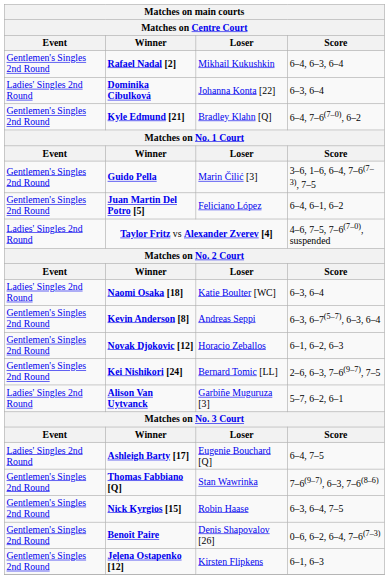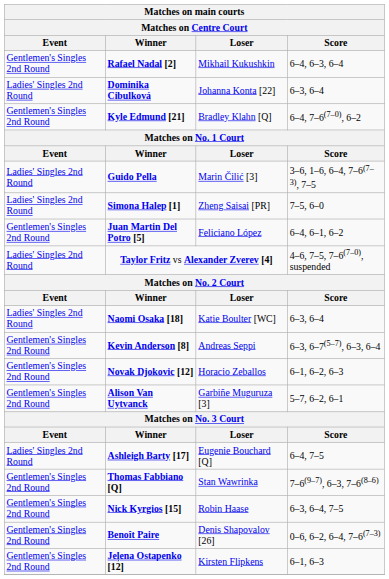(46, 177) Gentlemen's Singles 2nd Round -> (45, 177) Ladies' Singles 2nd Round
+ row: (144, 206)
- row: (145, 372)
(45, 398) Ladies' Singles 2nd Round -> (46, 398) Gentlemen's Singles 2nd Round
